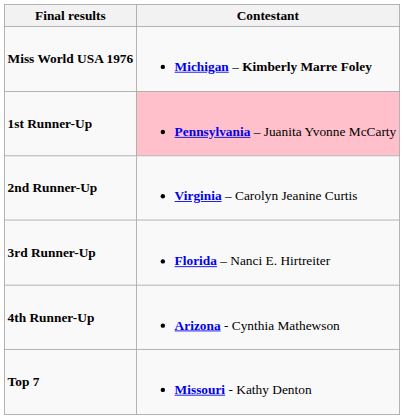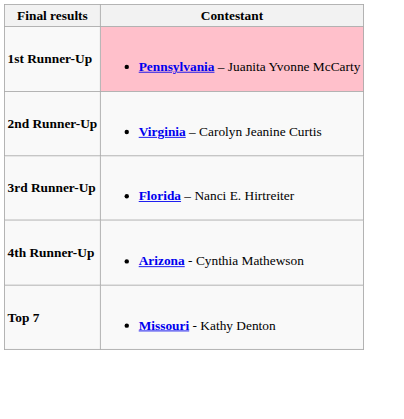- row: (70, 59)
